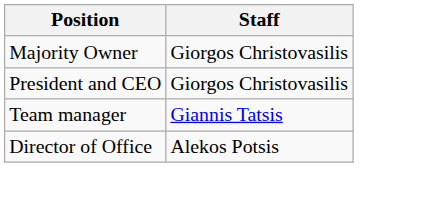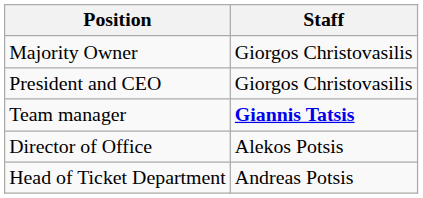(227, 114) normal -> (295, 114) bold
+ row: (117, 177)
